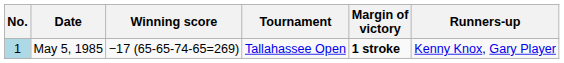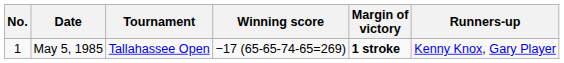columns swapped: (295, 22) <-> (174, 22)
(17, 49) lightblue background -> (17, 49) no background
